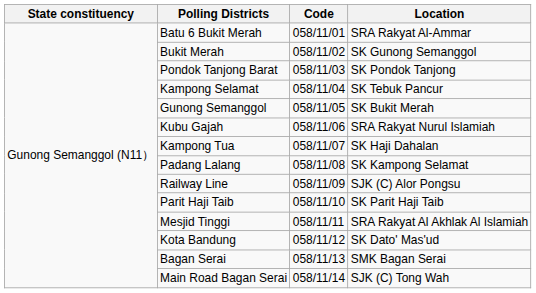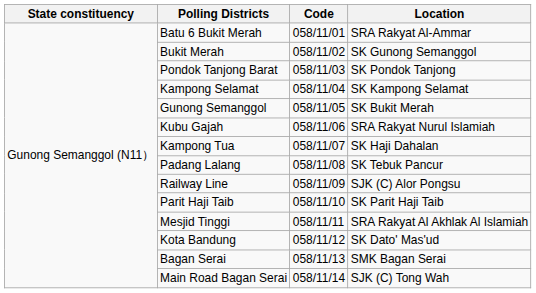(397, 89) SK Tebuk Pancur -> (410, 89) SK Kampong Selamat
(410, 164) SK Kampong Selamat -> (397, 164) SK Tebuk Pancur
